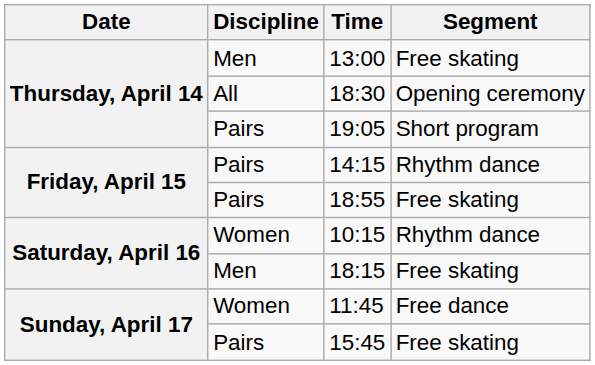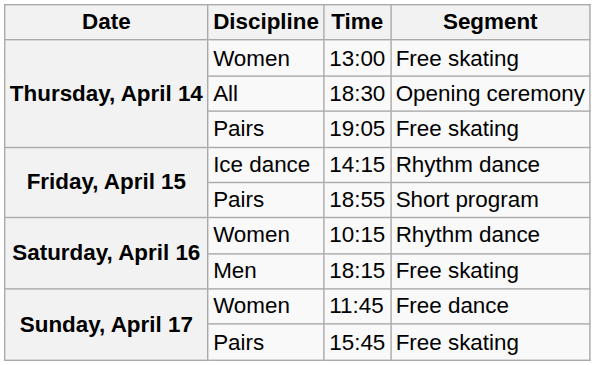(235, 57) Men -> (252, 57) Women
(467, 128) Short program -> (457, 128) Free skating
(239, 164) Pairs -> (262, 164) Ice dance
(457, 199) Free skating -> (467, 199) Short program
